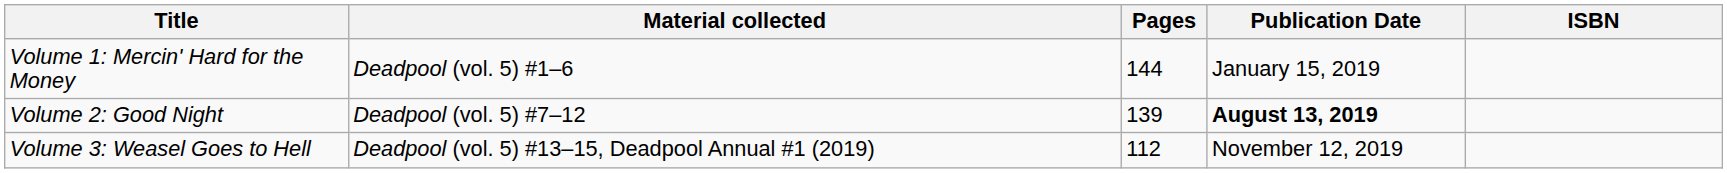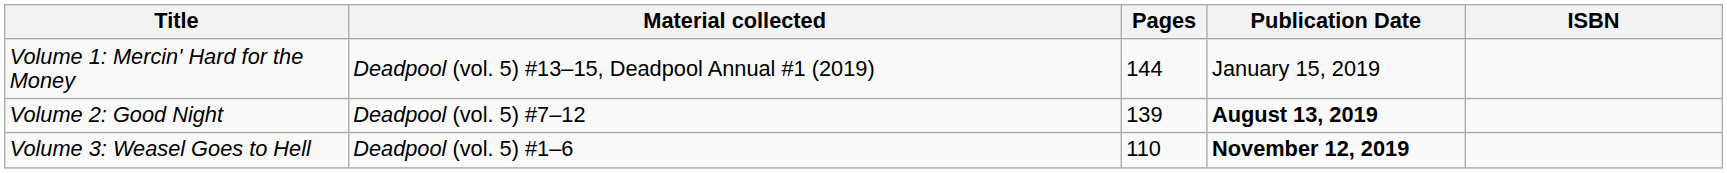(463, 68) Deadpool (vol. 5) #1–6 -> (614, 68) Deadpool (vol. 5) #13–15, Deadpool Annual #1 (2019)
(614, 149) Deadpool (vol. 5) #13–15, Deadpool Annual #1 (2019) -> (463, 149) Deadpool (vol. 5) #1–6
(1144, 149) 112 -> (1144, 149) 110
(1308, 149) normal -> (1311, 149) bold
